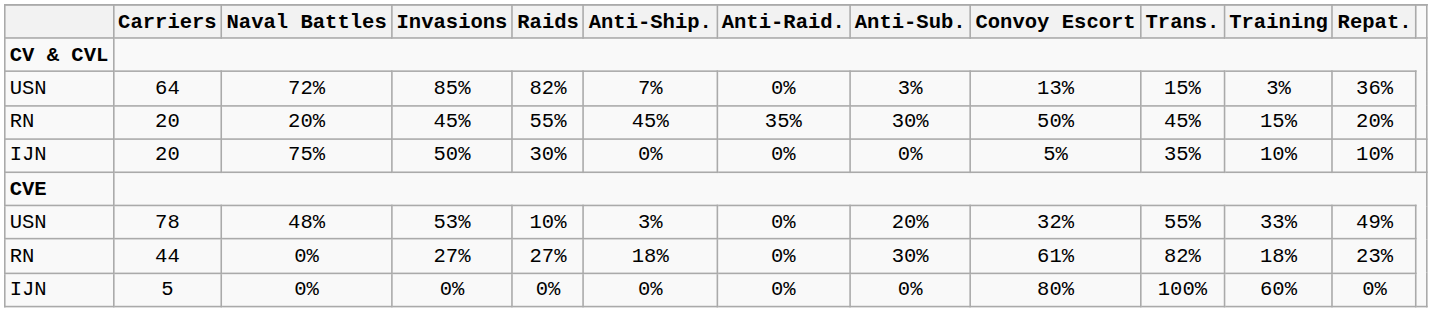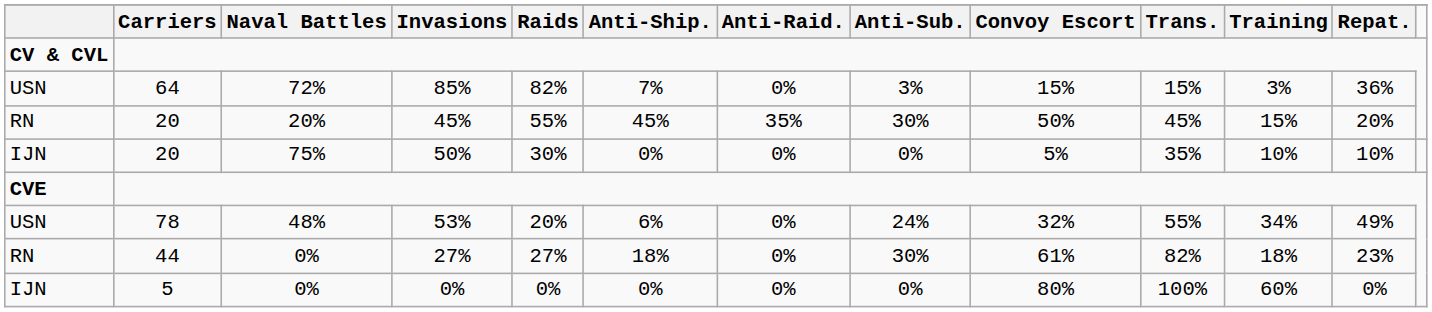(1056, 88) 13% -> (1056, 88) 15%
(548, 222) 10% -> (548, 222) 20%
(650, 222) 3% -> (650, 222) 6%
(910, 222) 20% -> (910, 222) 24%
(1279, 222) 33% -> (1279, 222) 34%
